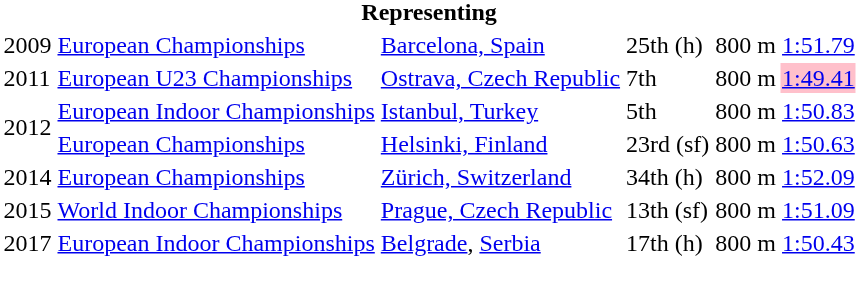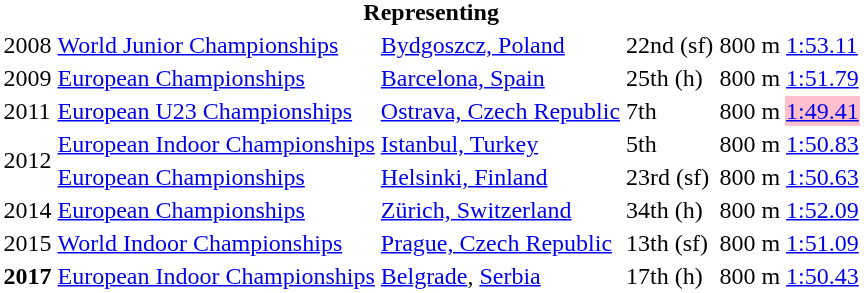+ row: (473, 44)
(28, 242) normal -> (28, 275) bold
